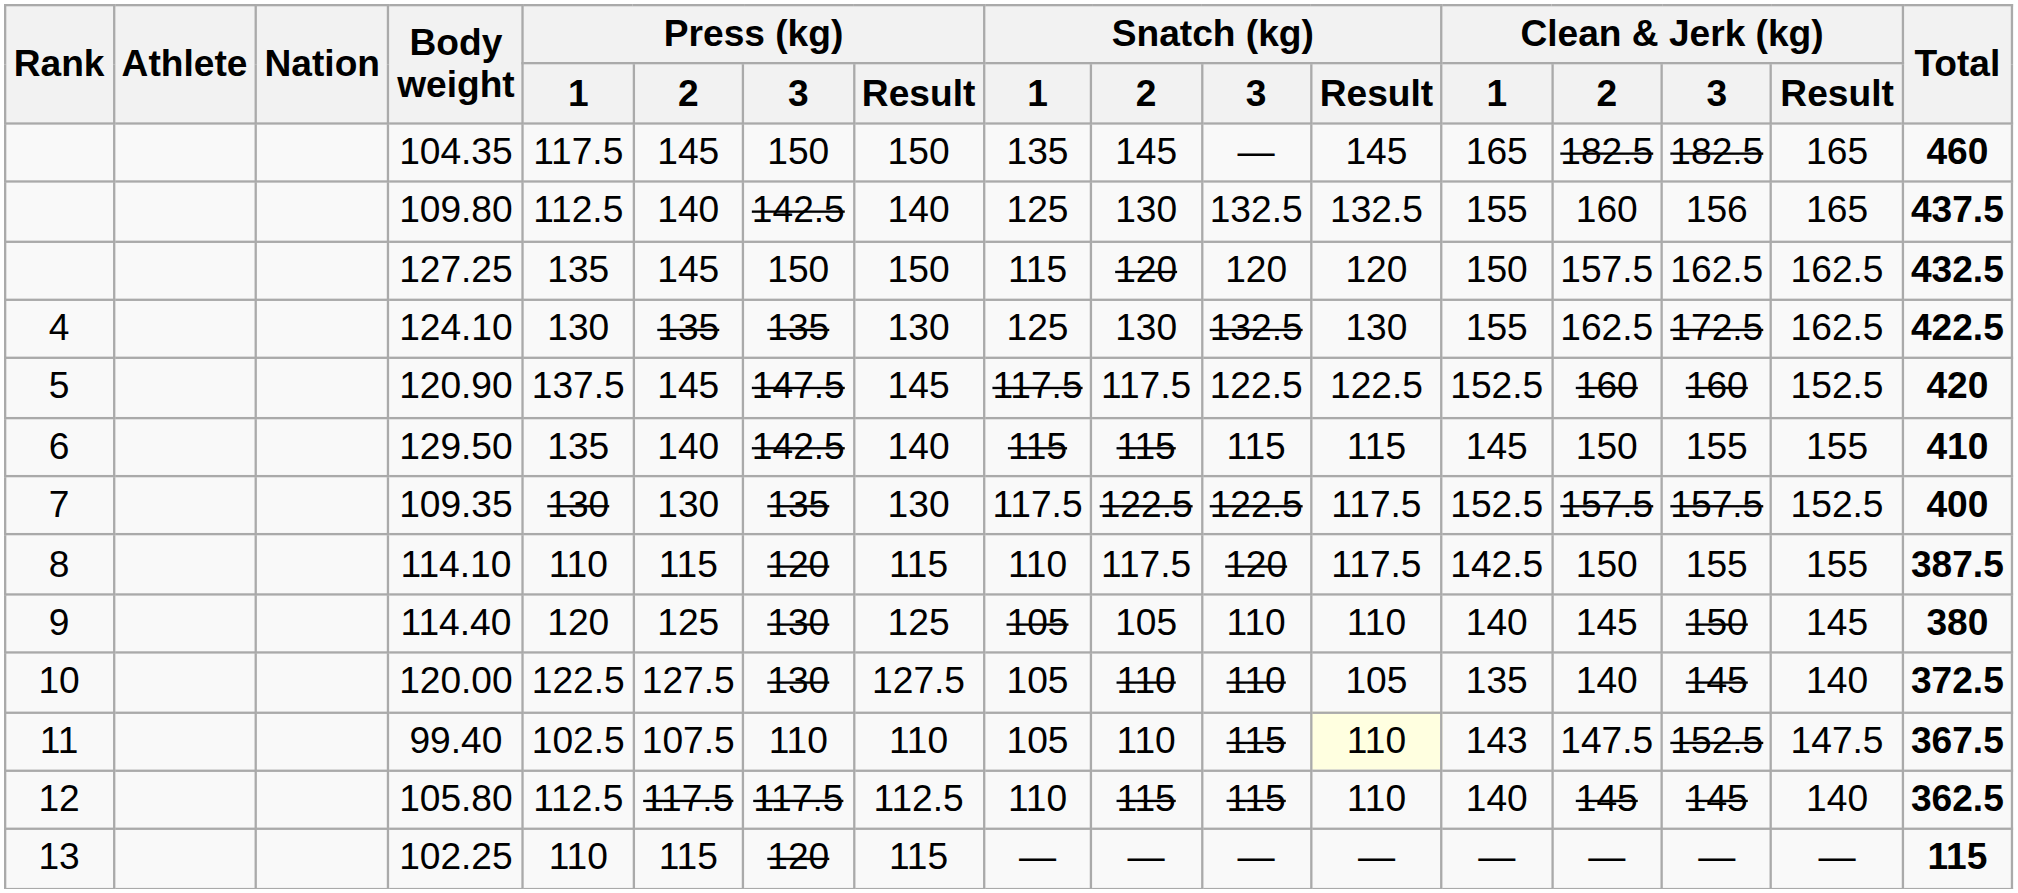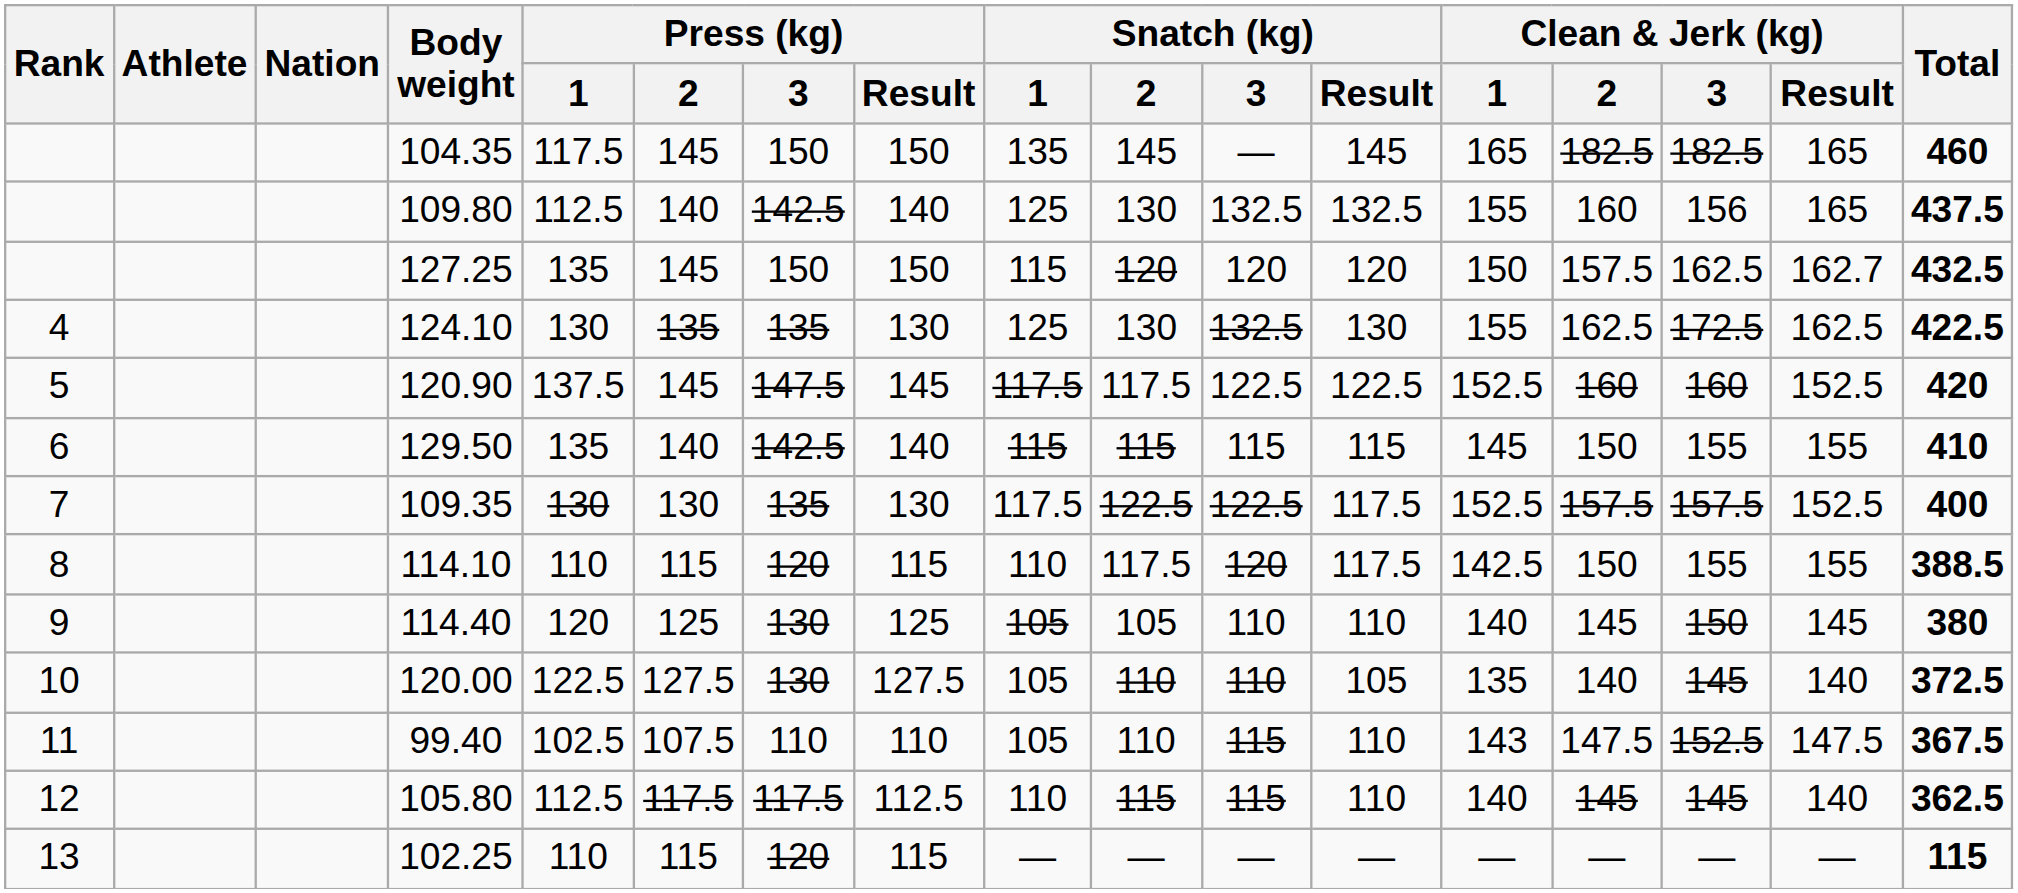(1837, 269) 162.5 -> (1837, 269) 162.7
(1957, 563) 387.5 -> (1957, 563) 388.5
(1376, 740) lightyellow background -> (1376, 740) no background
